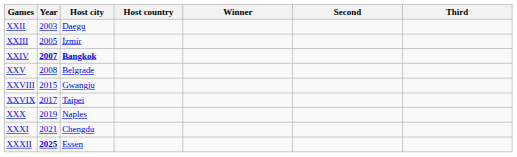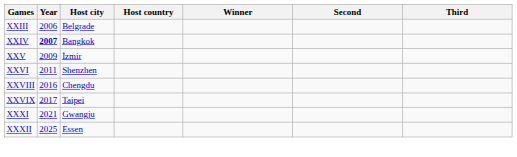- row: (16, 26)
(48, 41) 2005 -> (48, 26) 2006
(72, 41) İzmir -> (78, 26) Belgrade
(79, 56) bold -> (78, 41) normal
(48, 71) 2008 -> (48, 56) 2009
(78, 71) Belgrade -> (72, 56) İzmir
+ row: (18, 71)
(48, 85) 2015 -> (48, 85) 2016
(78, 85) Gwangju -> (78, 85) Chengdu
- row: (16, 115)
(78, 130) Chengdu -> (78, 115) Gwangju
(48, 144) bold -> (48, 130) normal
